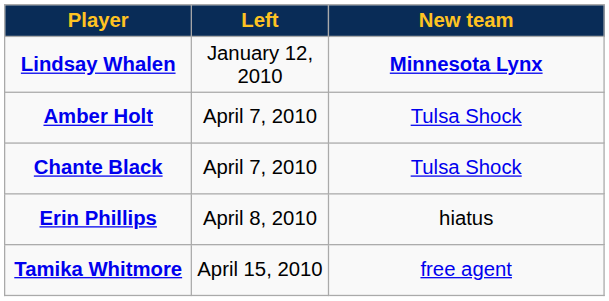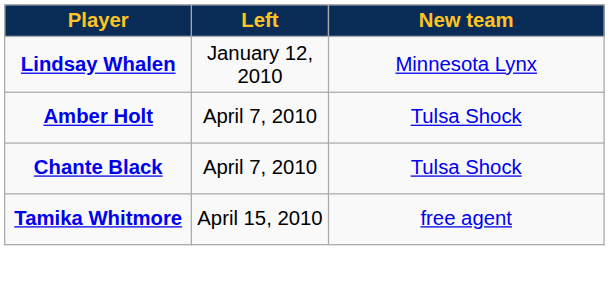(466, 64) bold -> (466, 64) normal
- row: (98, 218)
